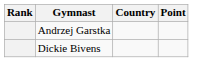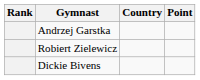+ row: (77, 48)
